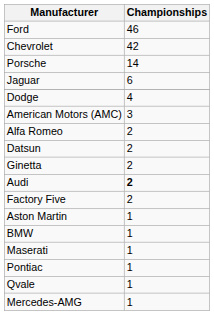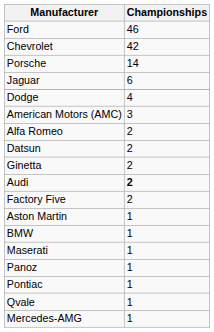+ row: (22, 268)
